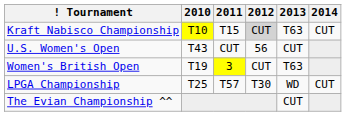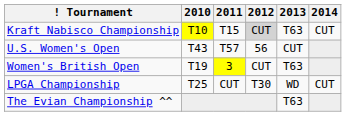(229, 49) CUT -> (229, 49) T57
(229, 85) T57 -> (229, 85) CUT
(293, 102) CUT -> (293, 102) T63
